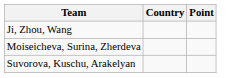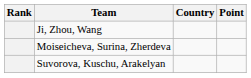+ column: (19, 13)
